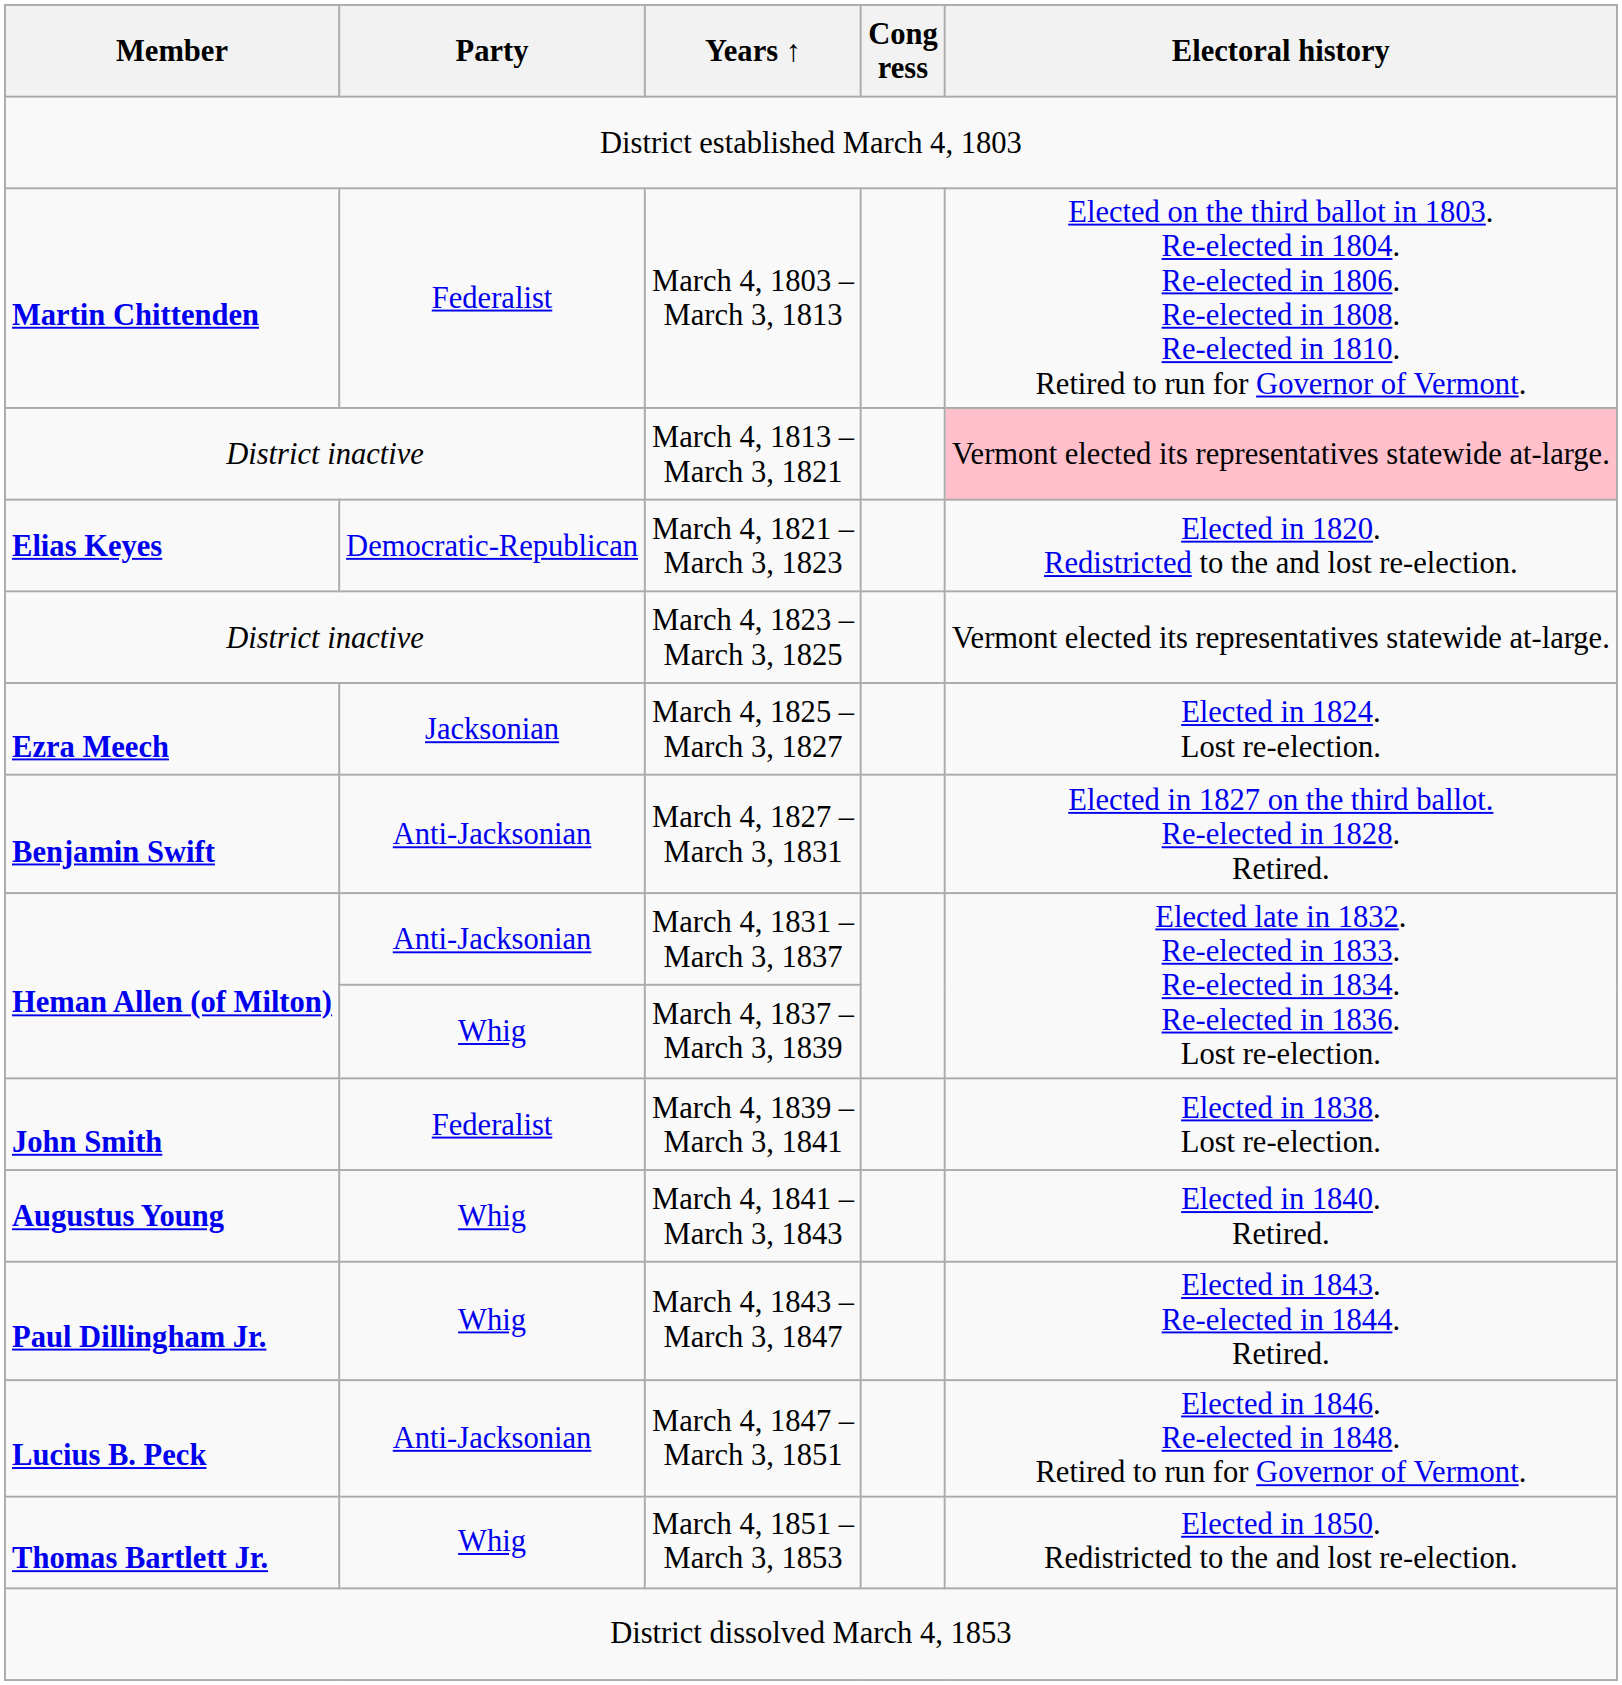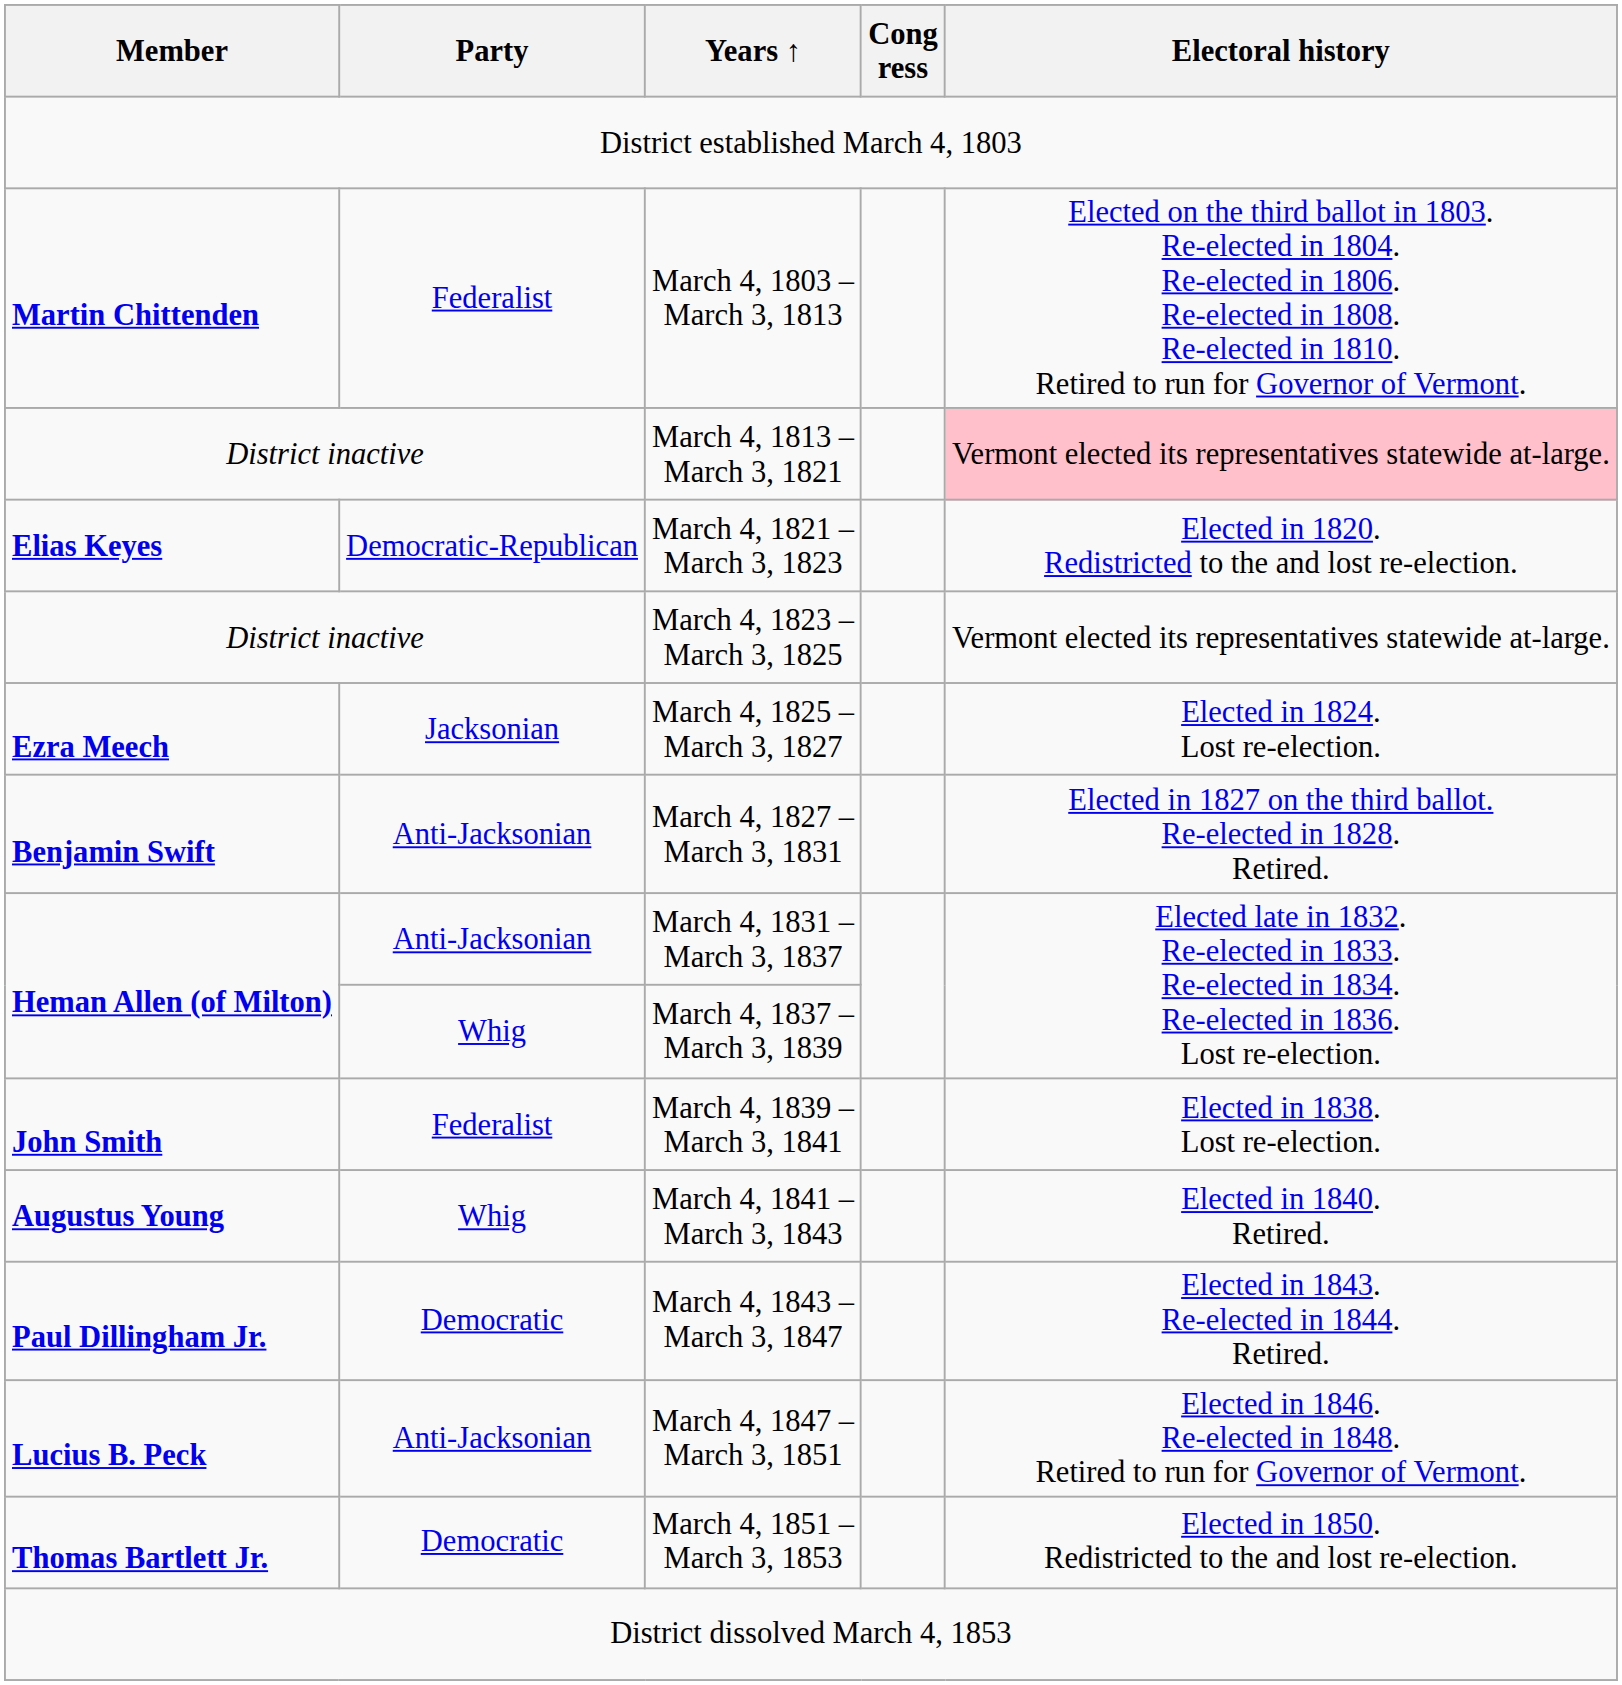(492, 1320) Whig -> (492, 1320) Democratic
(492, 1541) Whig -> (492, 1541) Democratic
